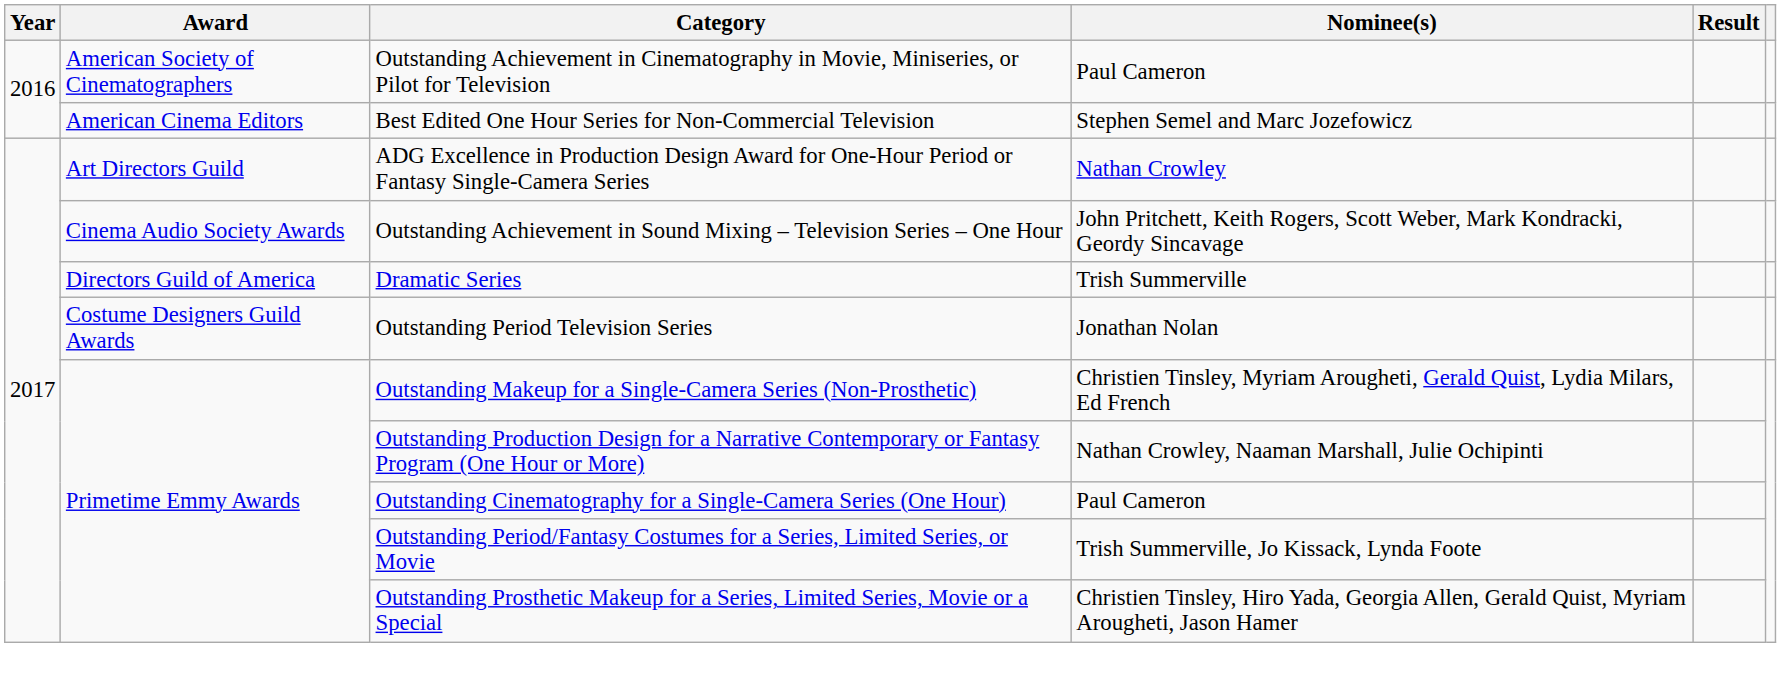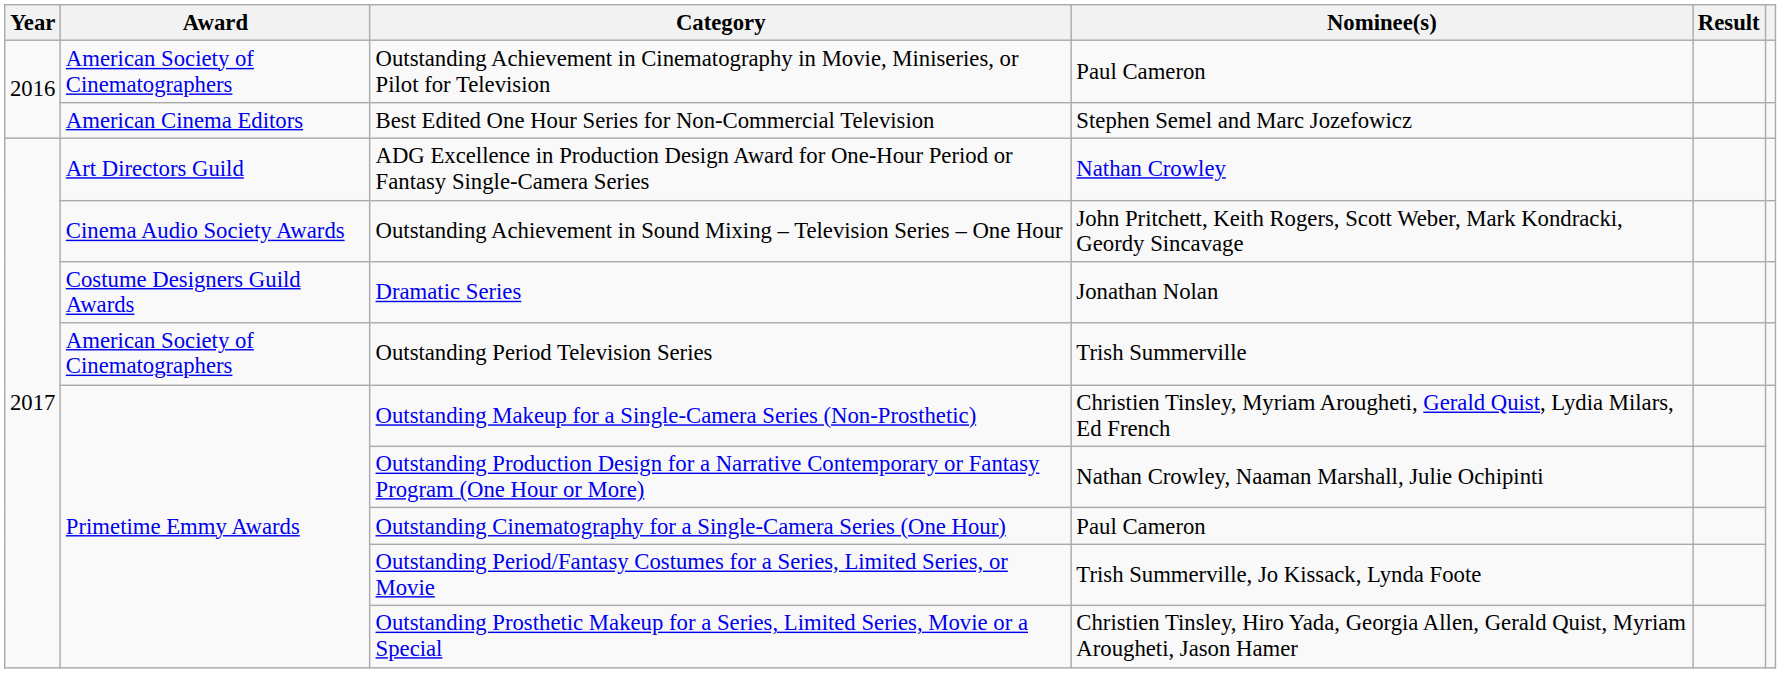(190, 279) Directors Guild of America -> (183, 292) Costume Designers Guild Awards
(1161, 279) Trish Summerville -> (1147, 292) Jonathan Nolan
(183, 328) Costume Designers Guild Awards -> (160, 353) American Society of Cinematographers
(1147, 328) Jonathan Nolan -> (1161, 353) Trish Summerville
